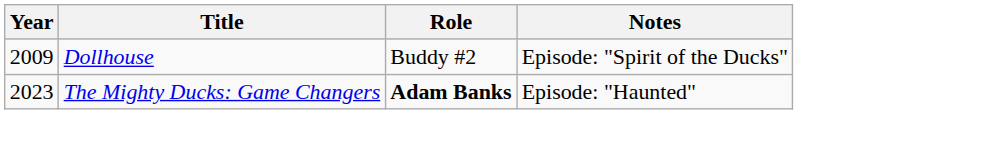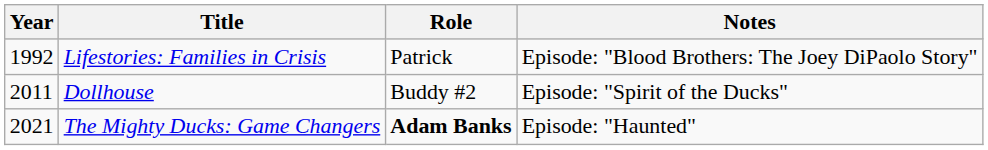+ row: (195, 56)
(32, 56) 2009 -> (31, 91) 2011
(32, 91) 2023 -> (32, 126) 2021
